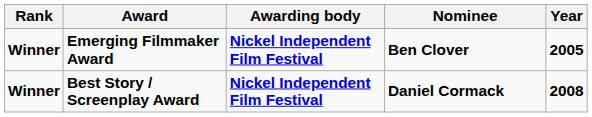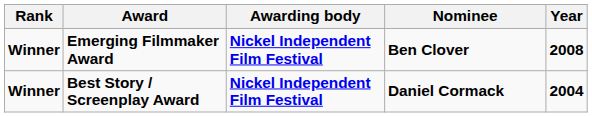(567, 49) 2005 -> (567, 49) 2008
(567, 91) 2008 -> (567, 91) 2004
